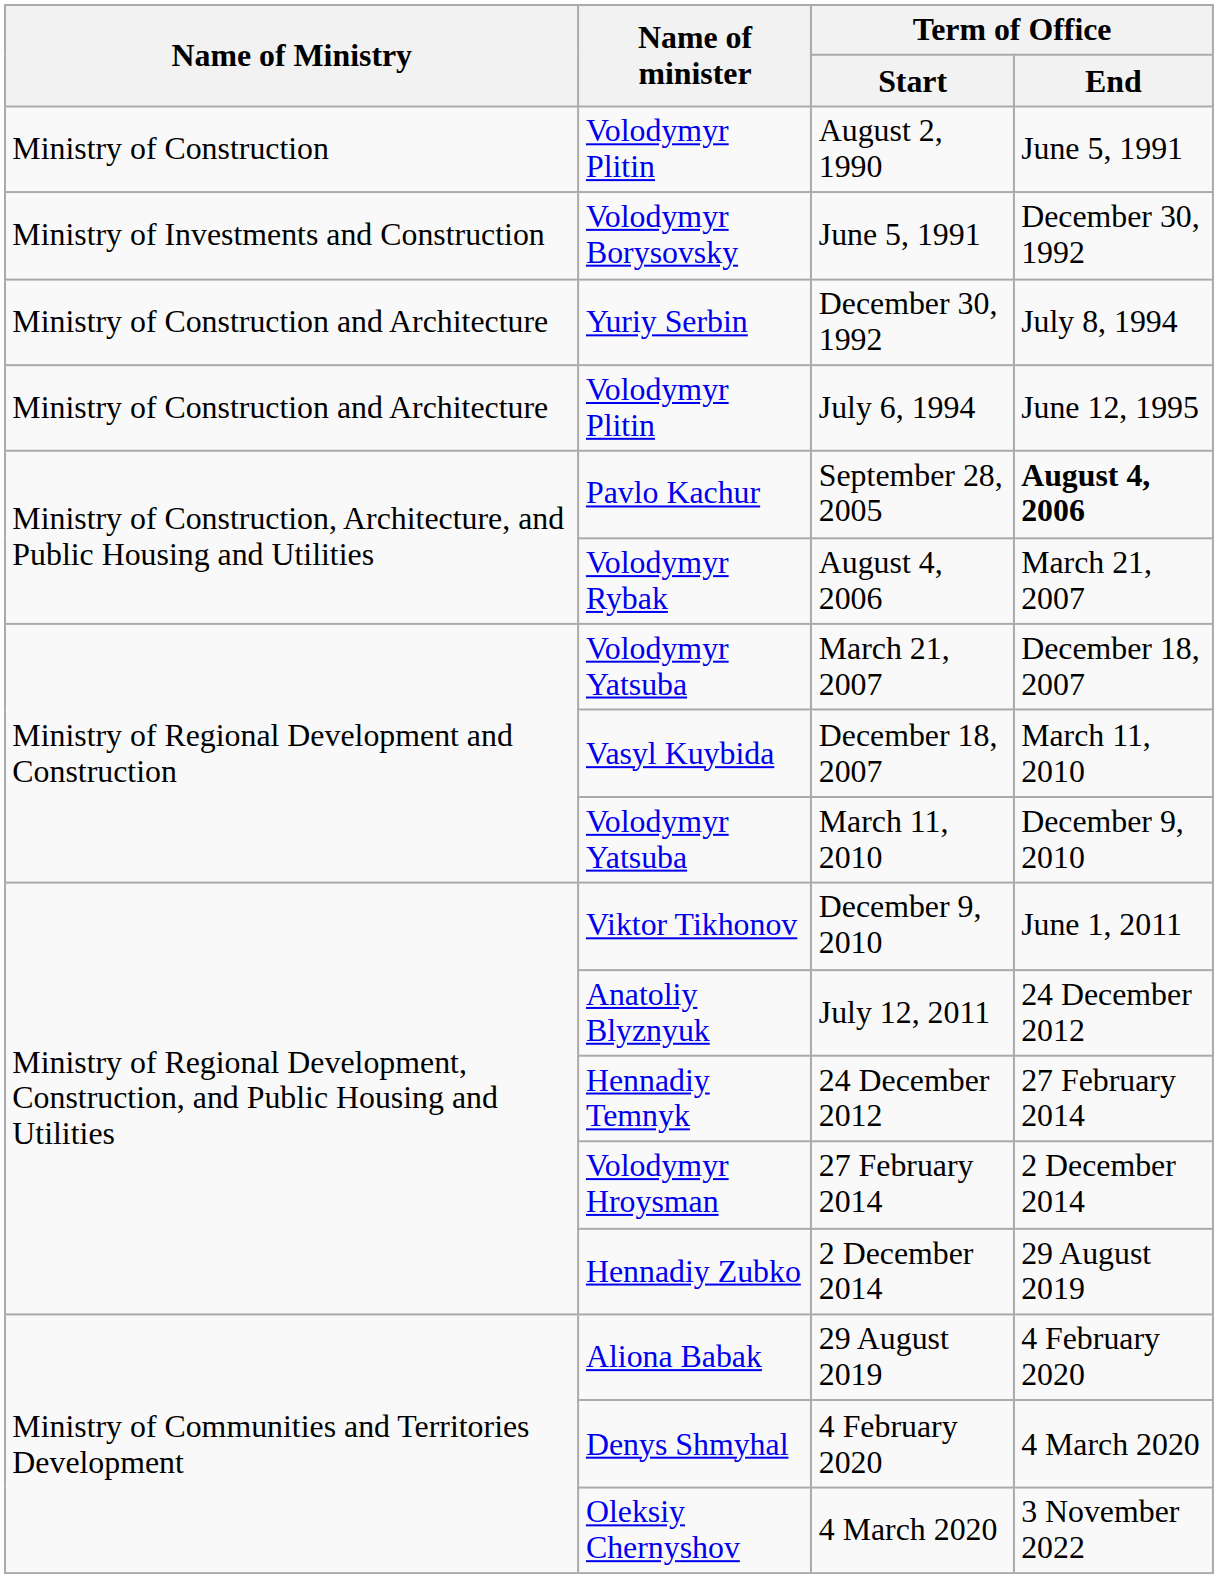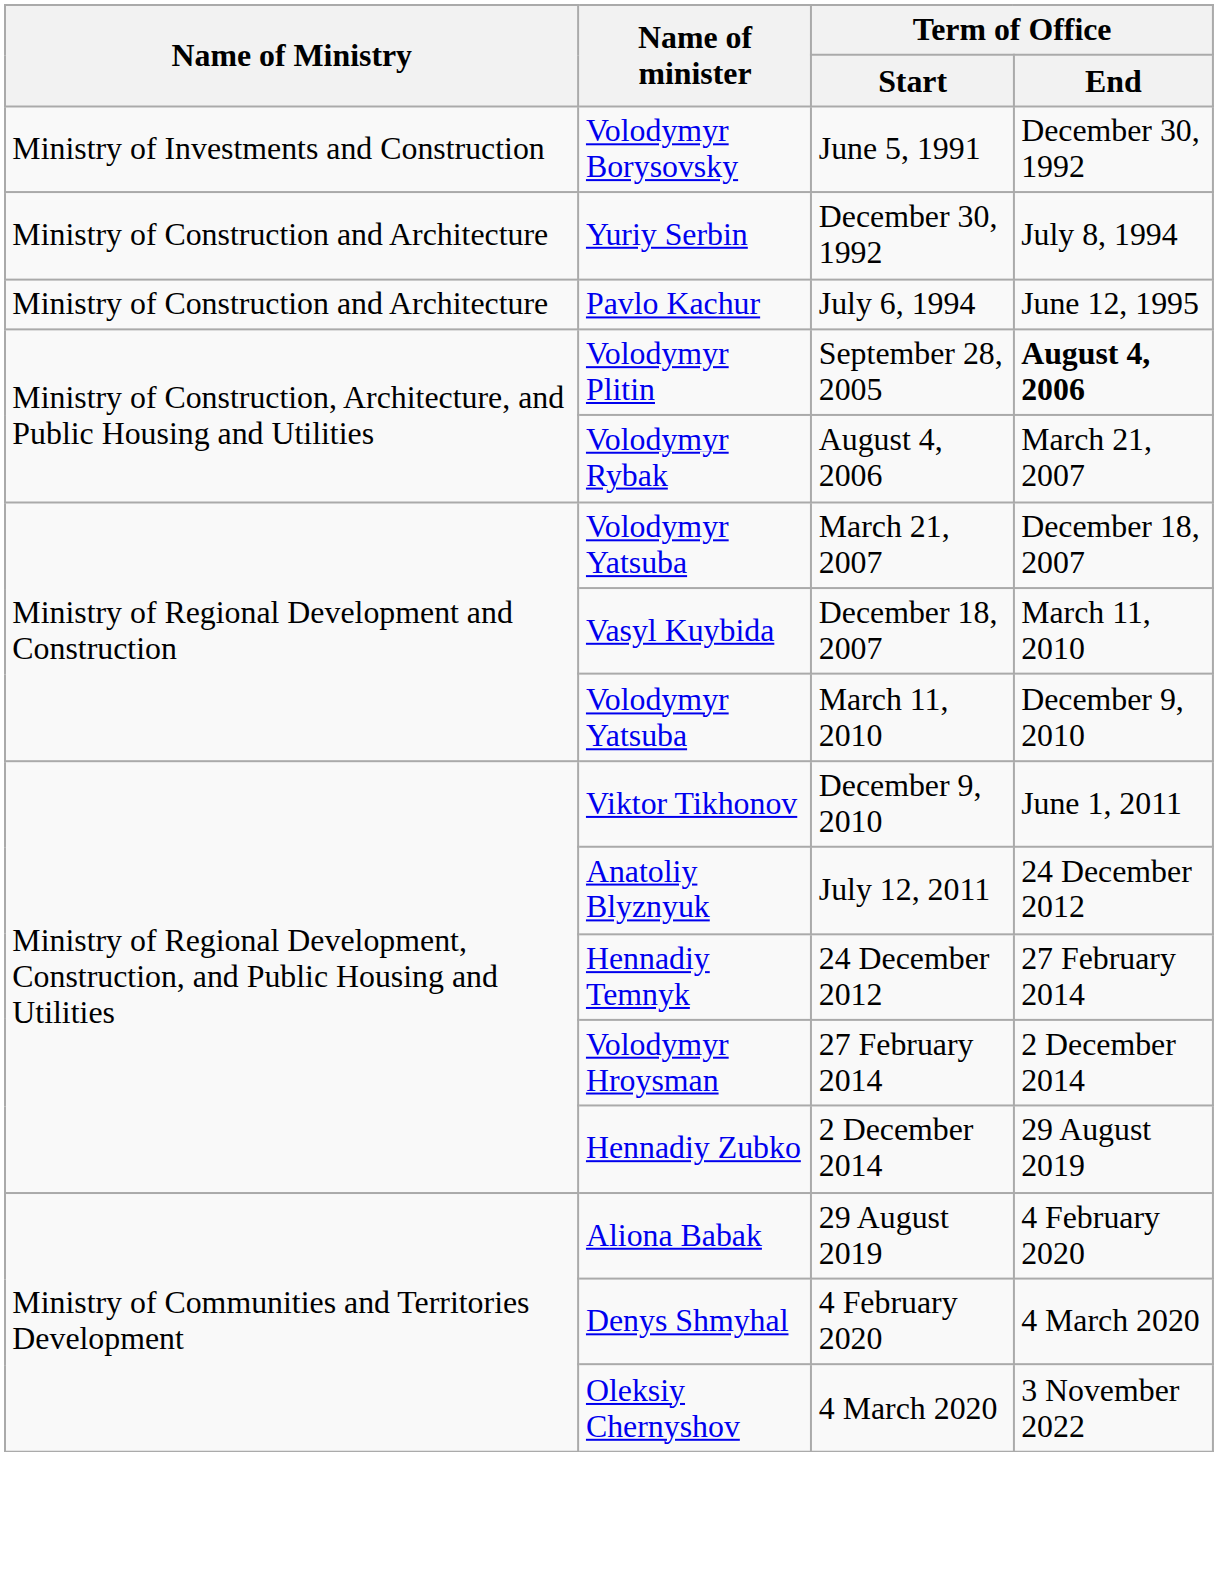- row: (881, 148)
(657, 407) Volodymyr Plitin -> (673, 303) Pavlo Kachur
(673, 493) Pavlo Kachur -> (657, 371) Volodymyr Plitin
